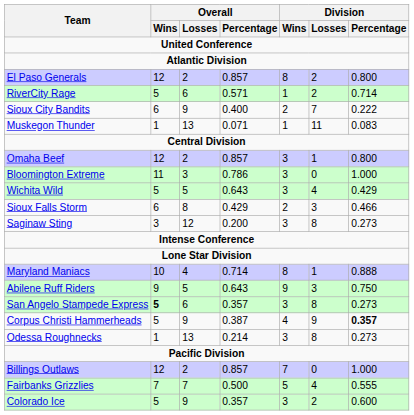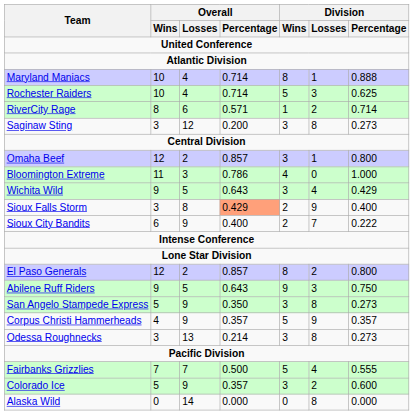rows swapped: (48, 272) <-> (47, 77)
+ row: (49, 93)
(156, 93) 5 -> (156, 110) 8
rows swapped: (39, 223) <-> (48, 110)
- row: (51, 126)
(285, 175) 3 -> (285, 175) 4
(156, 191) 5 -> (156, 191) 9
(156, 207) 6 -> (156, 207) 3
(235, 207) no background -> (235, 207) lightsalmon background
(314, 207) 3 -> (314, 207) 9
(364, 207) 0.466 -> (364, 207) 0.400
(156, 304) bold -> (156, 304) normal
(185, 304) 6 -> (185, 304) 9
(235, 304) 0.357 -> (235, 304) 0.350
(156, 321) 5 -> (156, 321) 4
(235, 321) 0.387 -> (235, 321) 0.357
(285, 321) 4 -> (285, 321) 5
(364, 321) bold -> (364, 321) normal
(156, 337) 1 -> (156, 337) 3
- row: (43, 369)
+ row: (33, 402)
